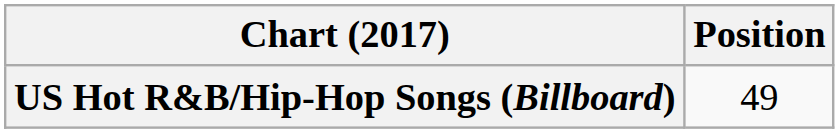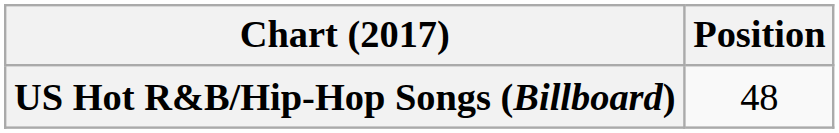(759, 95) 49 -> (759, 95) 48
